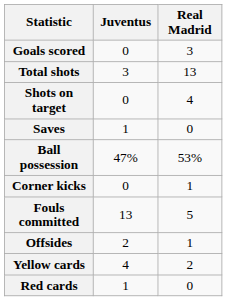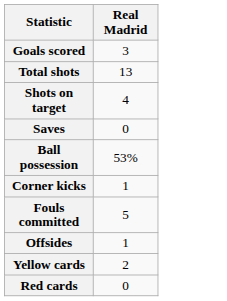- column: (126, 22)
